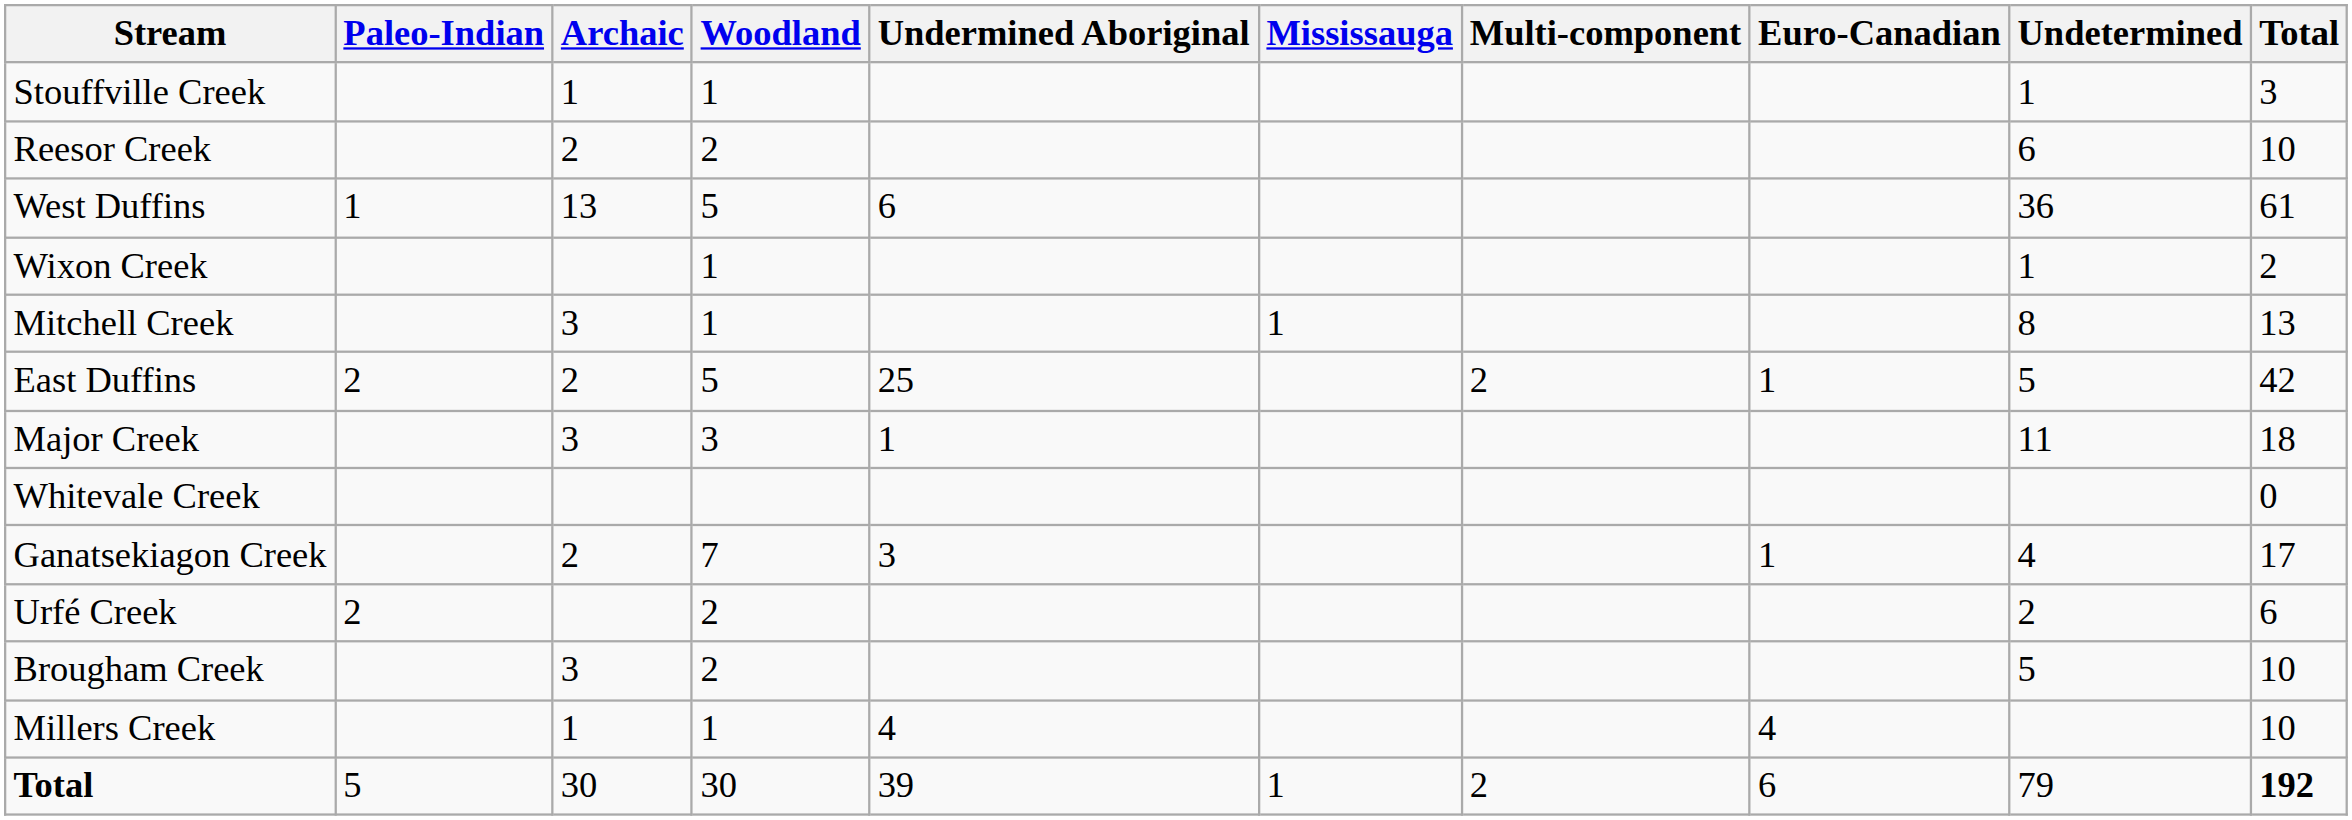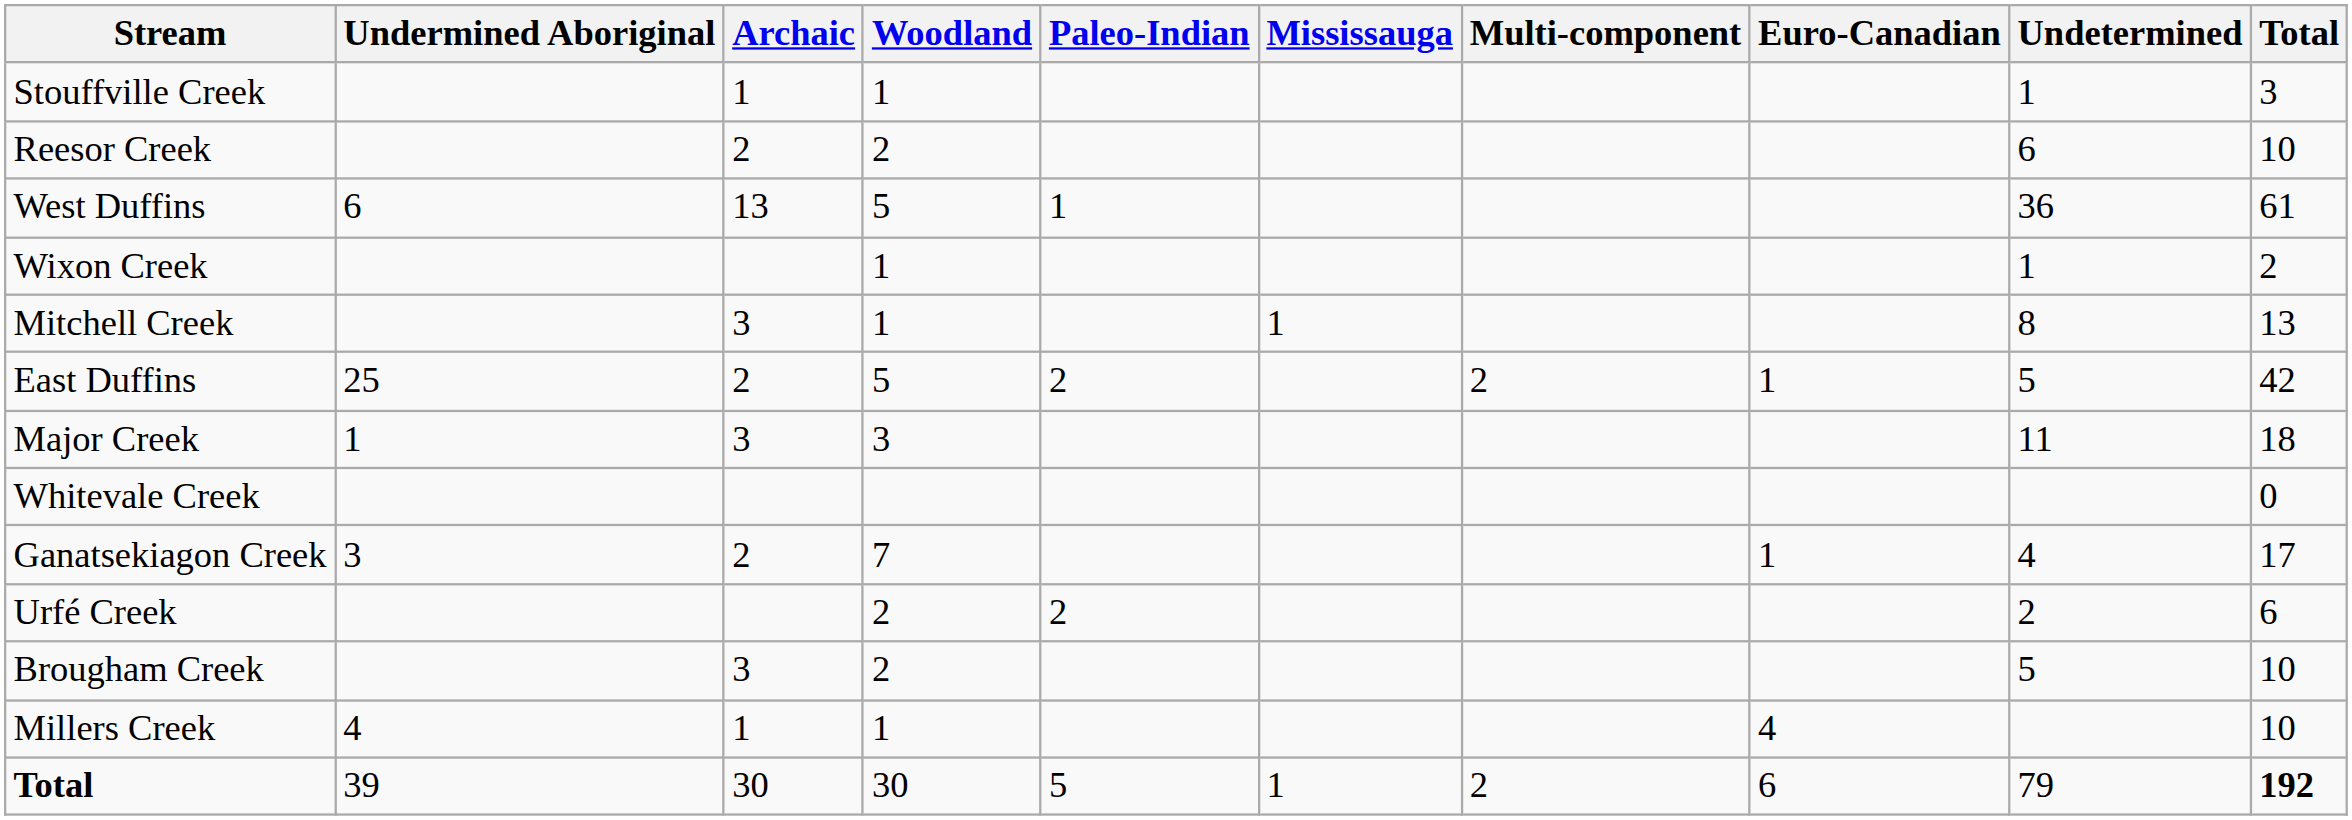columns swapped: (444, 33) <-> (1064, 33)
